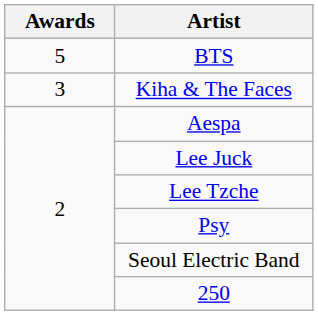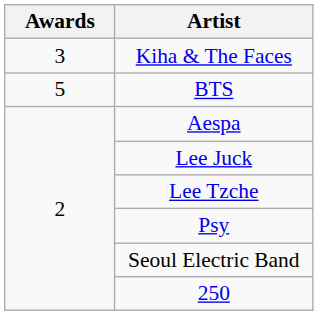rows swapped: (214, 55) <-> (214, 89)
